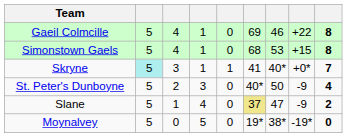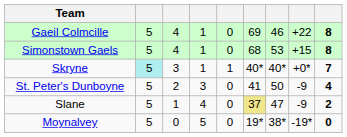(255, 68) 41 -> (255, 68) 40*
(255, 86) 40* -> (255, 86) 41
